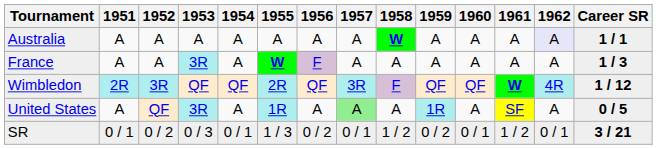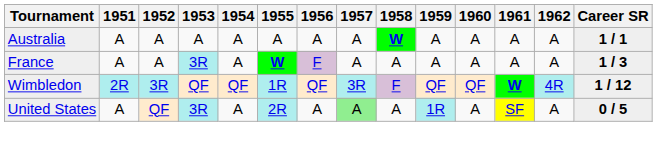(554, 39) lavender background -> (554, 39) no background
(278, 86) 2R -> (278, 86) 1R
(278, 109) 1R -> (278, 109) 2R
- row: (18, 132)
